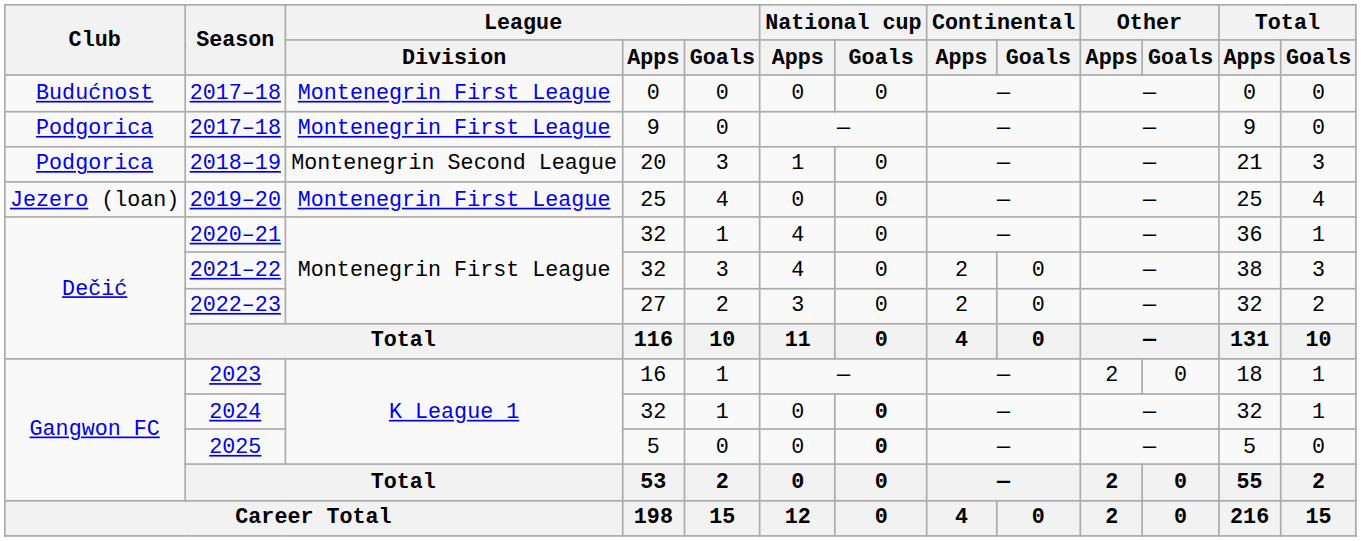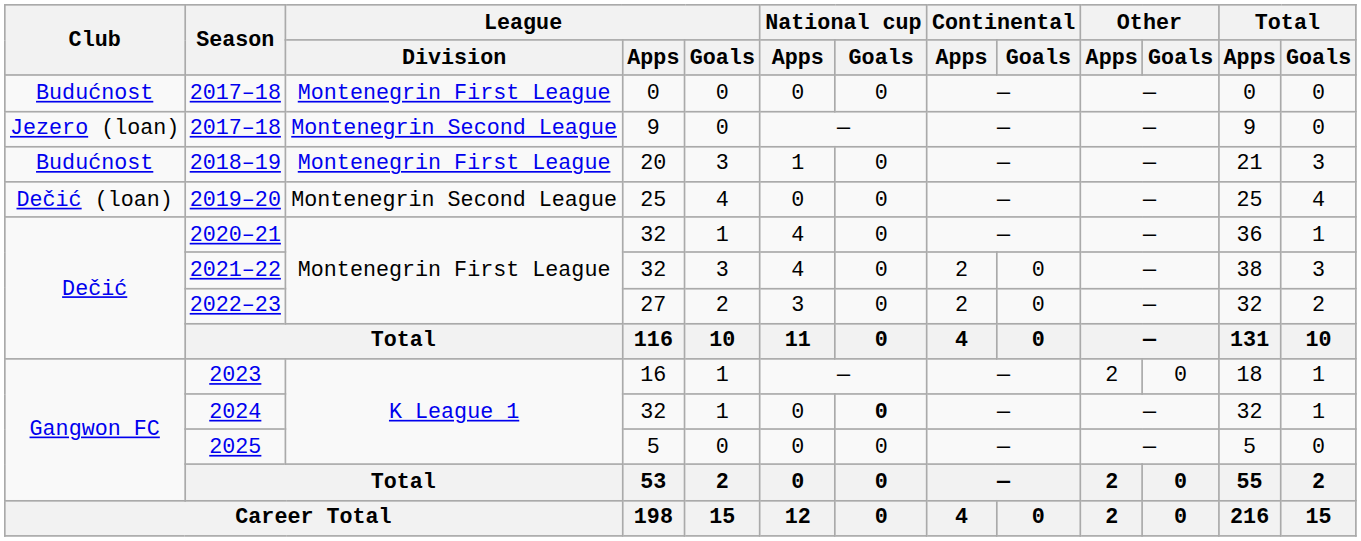(95, 129) Podgorica -> (95, 129) Jezero (loan)
(454, 129) Montenegrin First League -> (454, 129) Montenegrin Second League
(95, 164) Podgorica -> (95, 164) Budućnost
(454, 164) Montenegrin Second League -> (454, 164) Montenegrin First League
(95, 199) Jezero (loan) -> (95, 199) Dečić (loan)
(454, 199) Montenegrin First League -> (454, 199) Montenegrin Second League
(881, 447) bold -> (881, 447) normal
